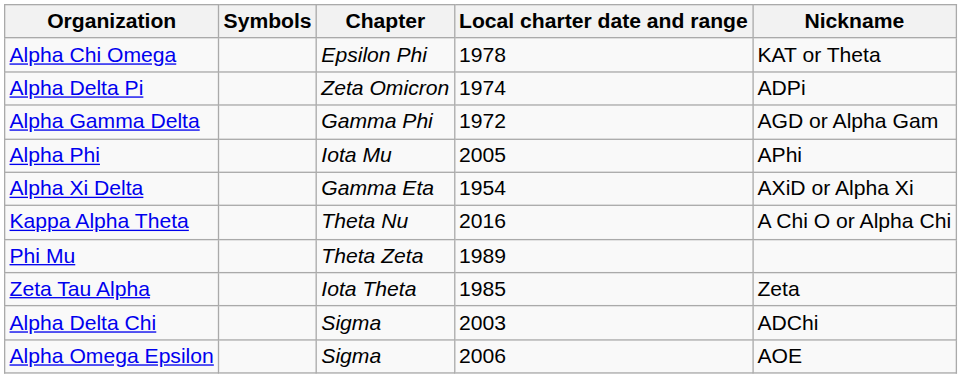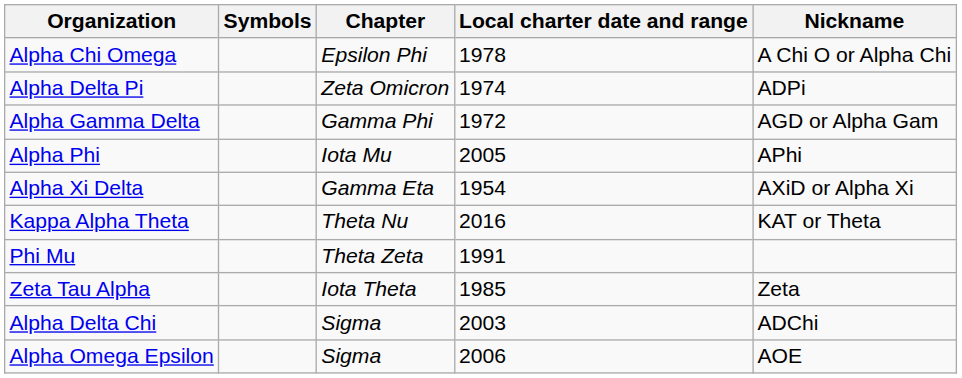(819, 54) KAT or Theta -> (854, 54) A Chi O or Alpha Chi
(854, 222) A Chi O or Alpha Chi -> (819, 222) KAT or Theta
(482, 255) 1989 -> (482, 255) 1991
